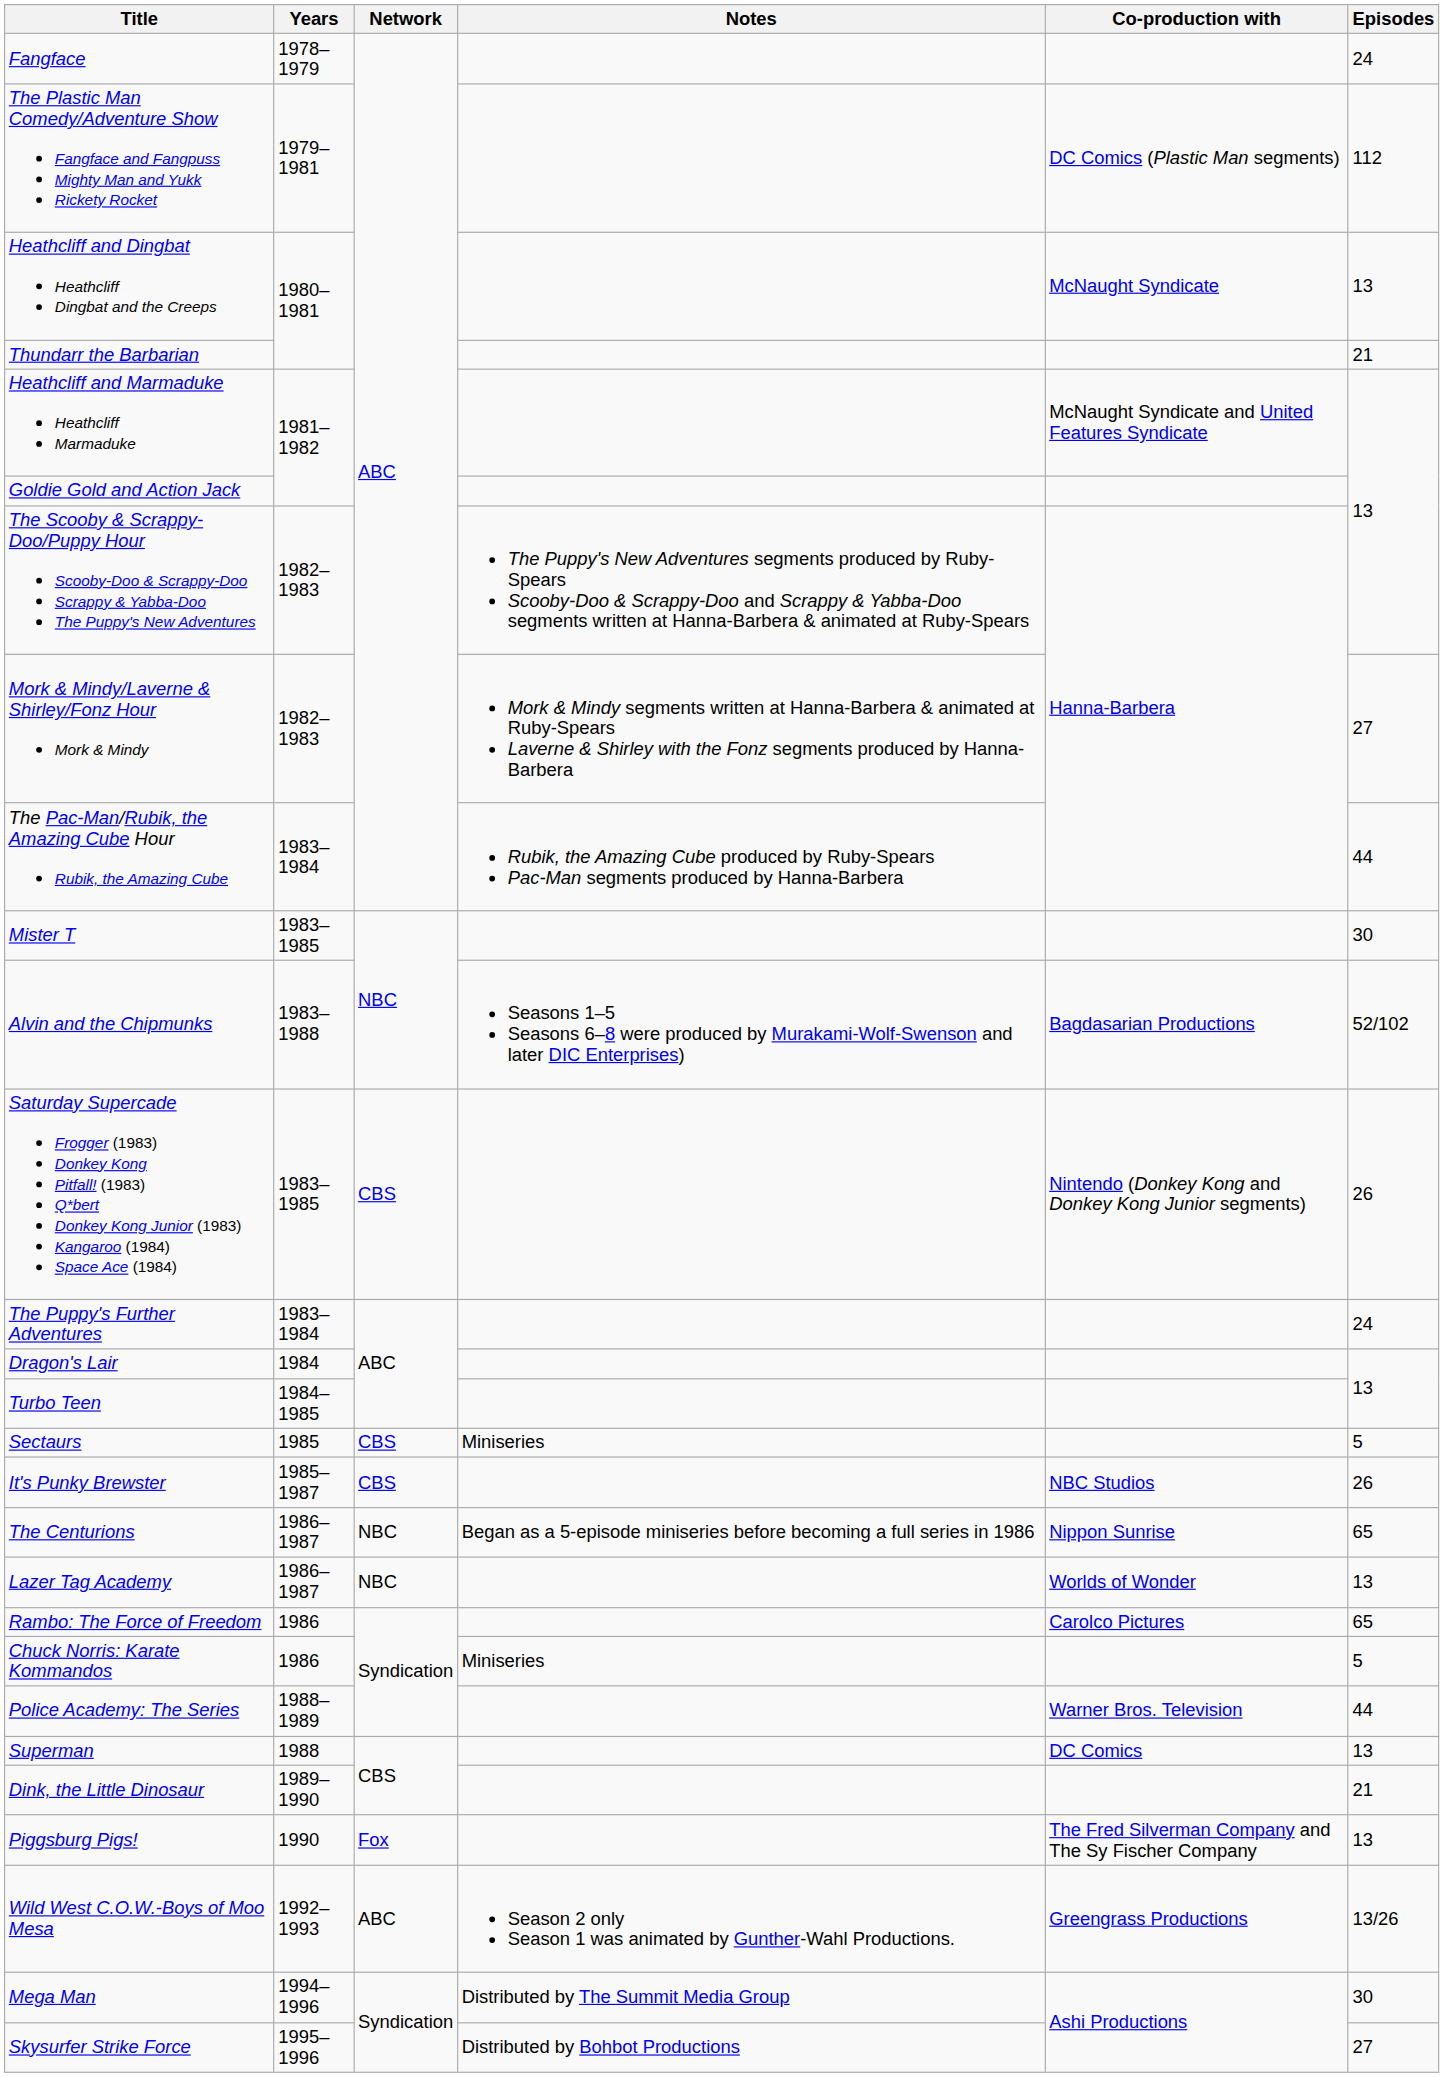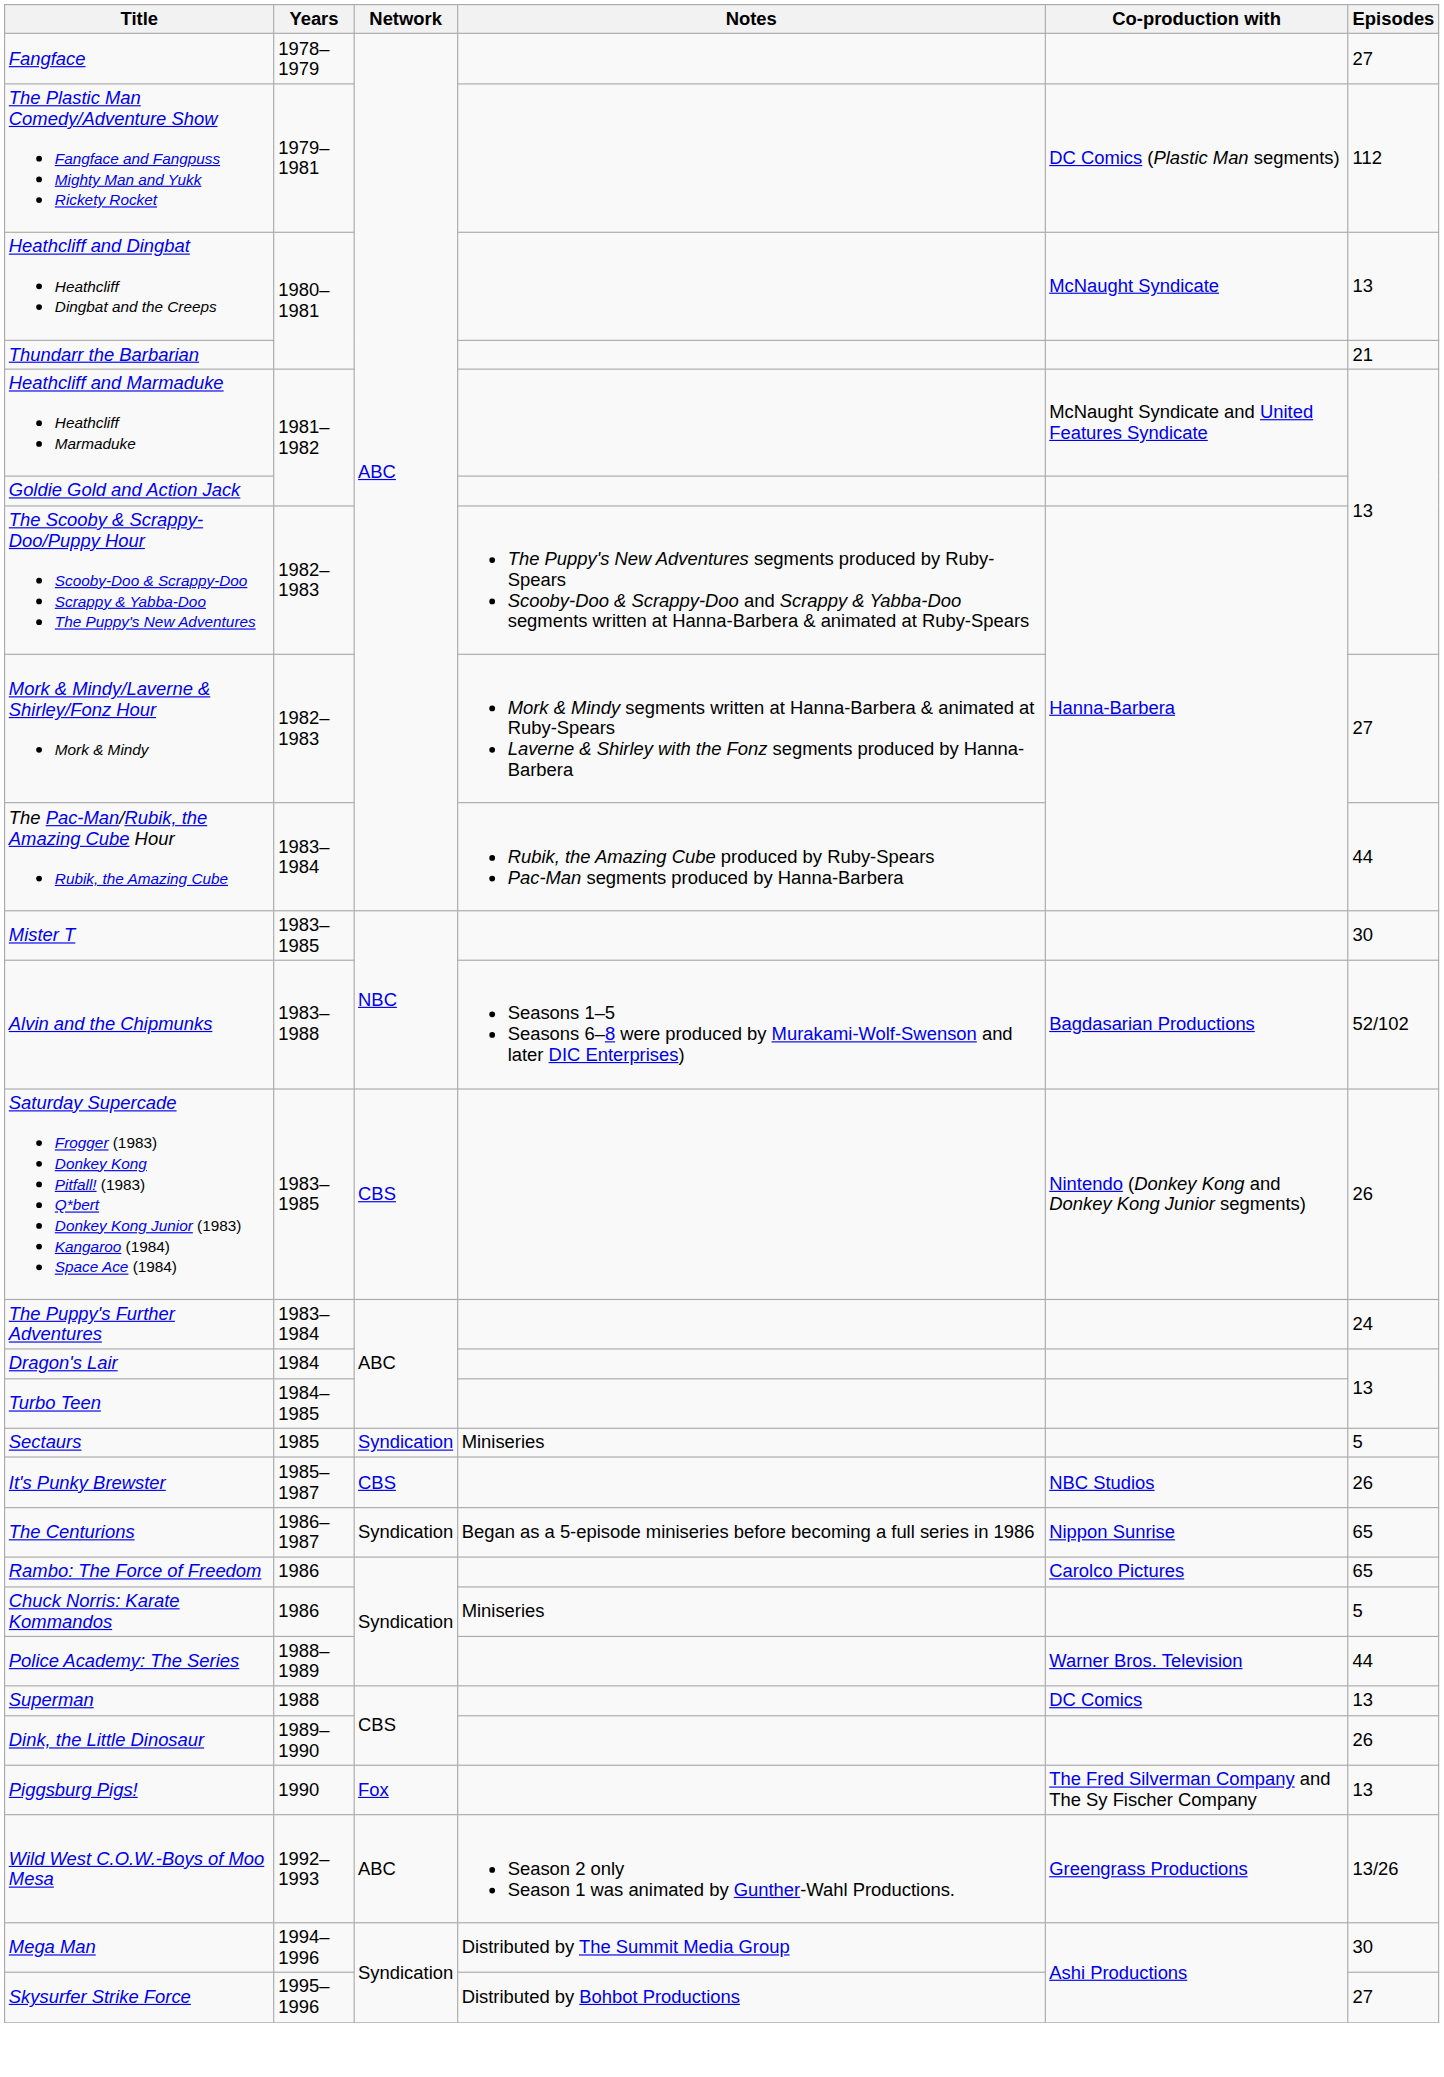(1363, 58) 24 -> (1363, 58) 27
(377, 1442) CBS -> (406, 1442) Syndication
(377, 1532) NBC -> (406, 1532) Syndication
- row: (90, 1582)
(1363, 1790) 21 -> (1363, 1740) 26
